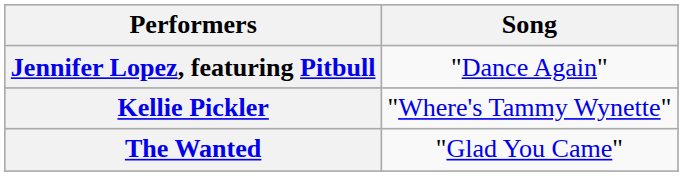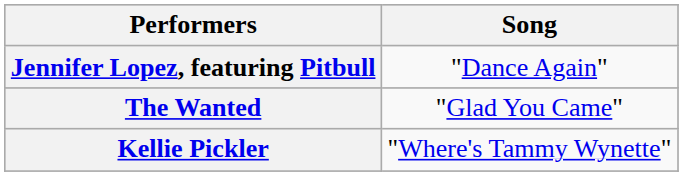rows swapped: (193, 149) <-> (193, 107)
